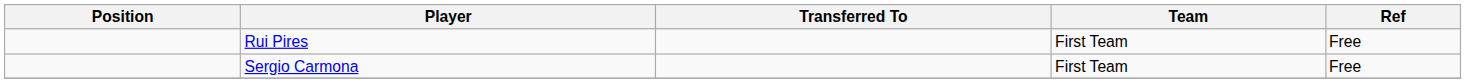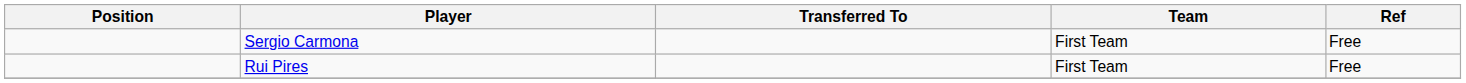rows swapped: (301, 66) <-> (276, 41)
